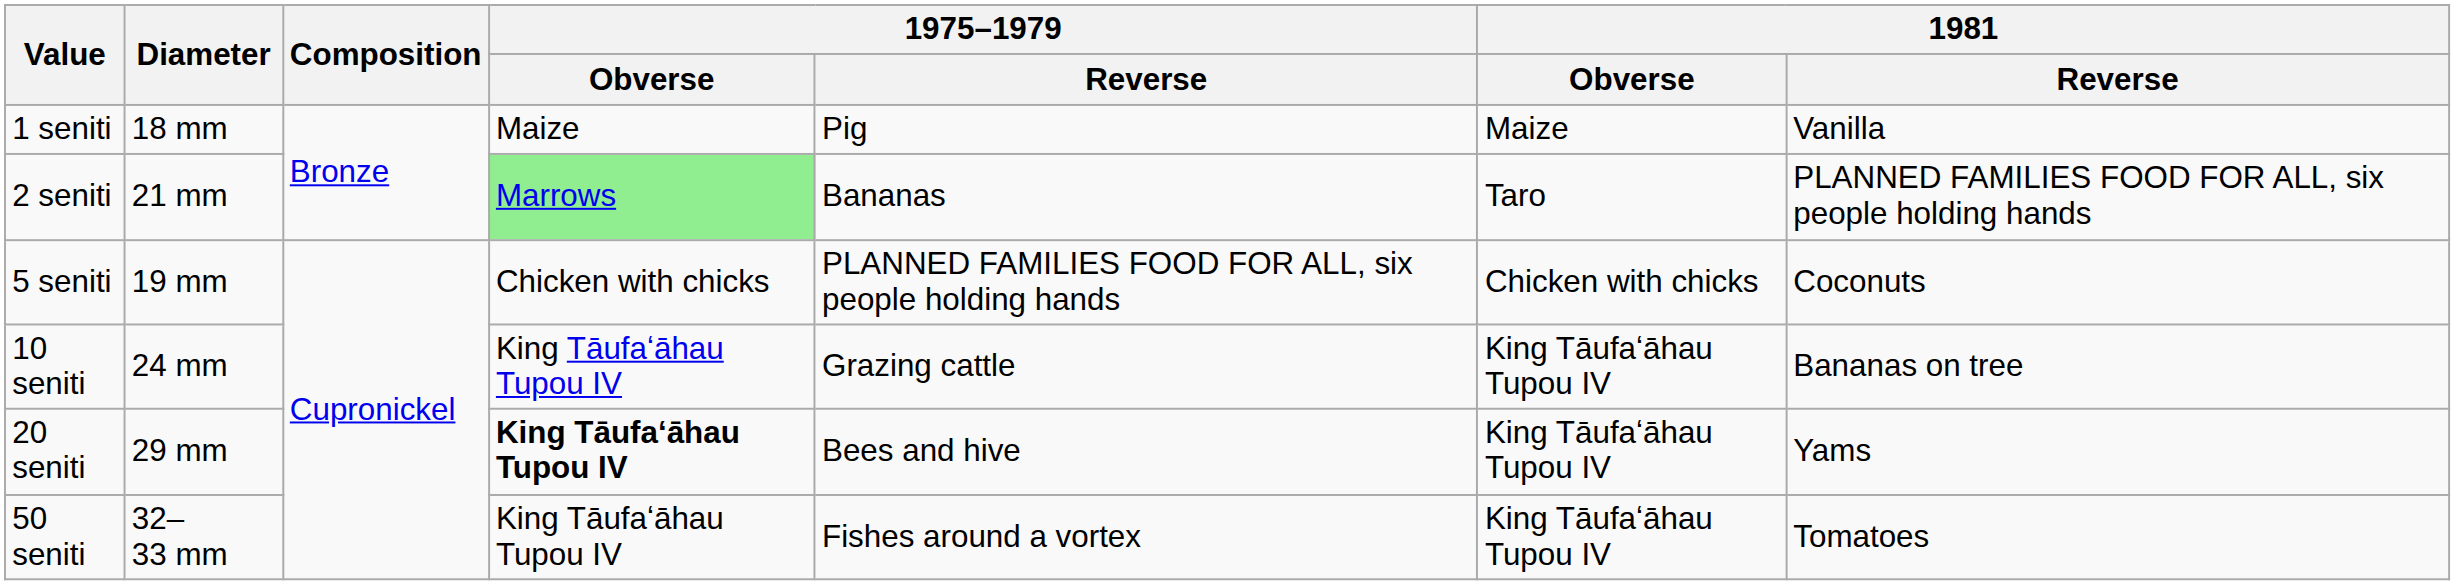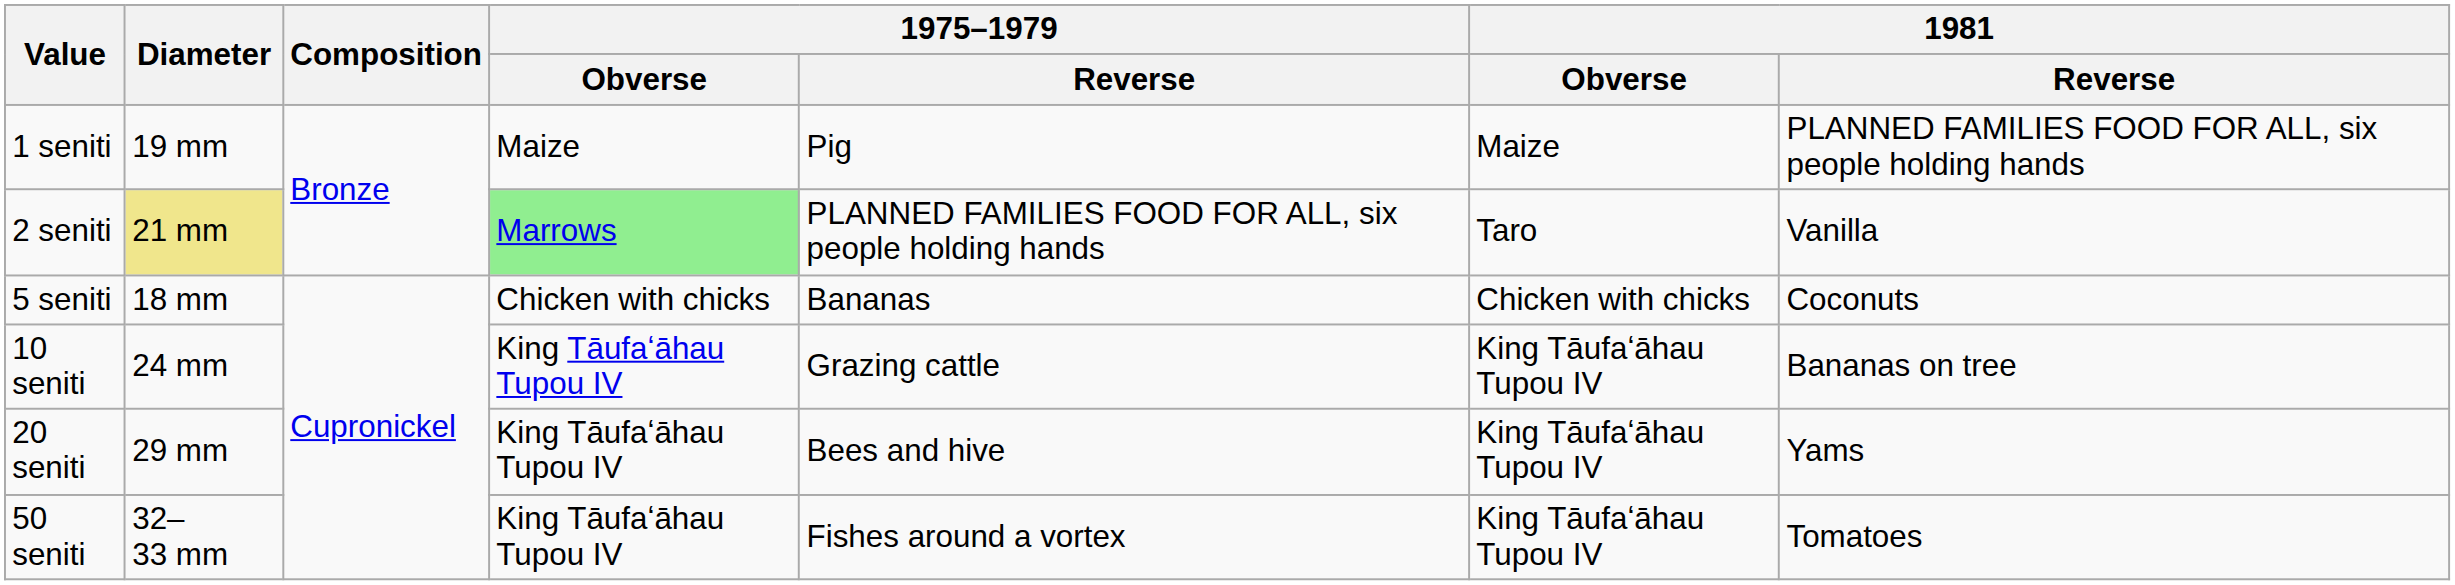(180, 128) 18 mm -> (180, 146) 19 mm
(1839, 128) Vanilla -> (2082, 146) PLANNED FAMILIES FOOD FOR ALL, six people holding hands
(180, 196) no background -> (180, 231) khaki background
(884, 196) Bananas -> (1102, 231) PLANNED FAMILIES FOOD FOR ALL, six people holding hands
(2089, 196) PLANNED FAMILIES FOOD FOR ALL, six people holding hands -> (1832, 231) Vanilla
(180, 281) 19 mm -> (180, 298) 18 mm
(1117, 281) PLANNED FAMILIES FOOD FOR ALL, six people holding hands -> (868, 298) Bananas
(618, 451) bold -> (610, 451) normal
